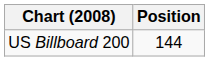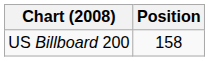(169, 42) 144 -> (169, 42) 158
